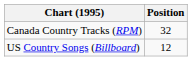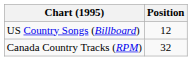rows swapped: (74, 30) <-> (73, 47)
